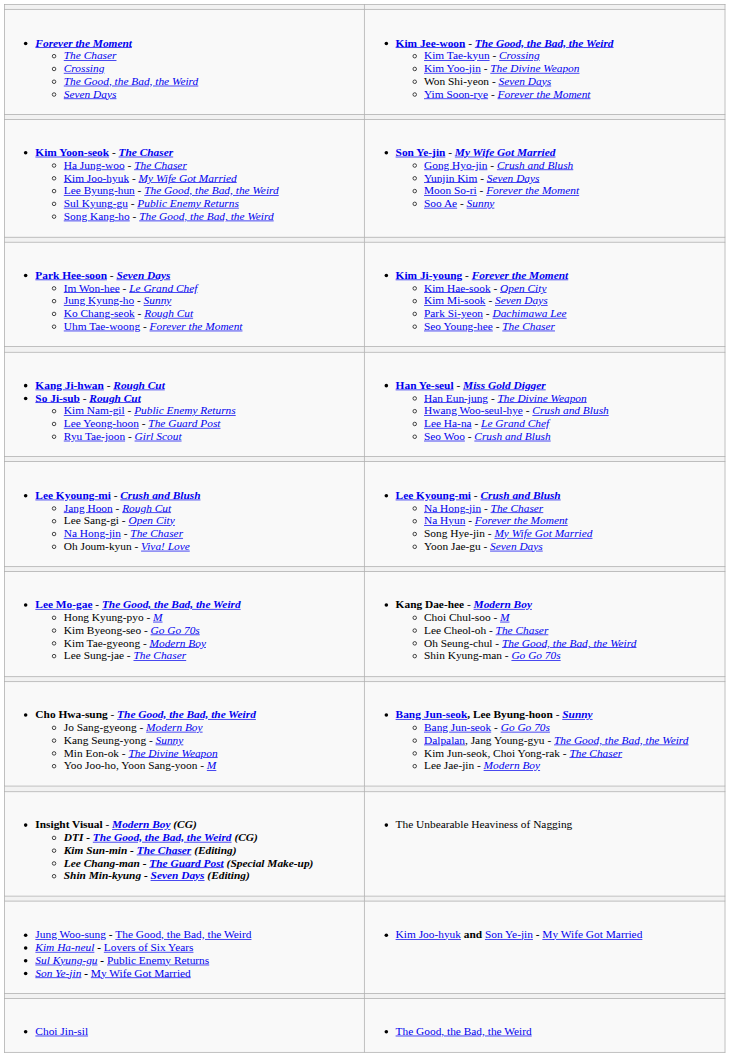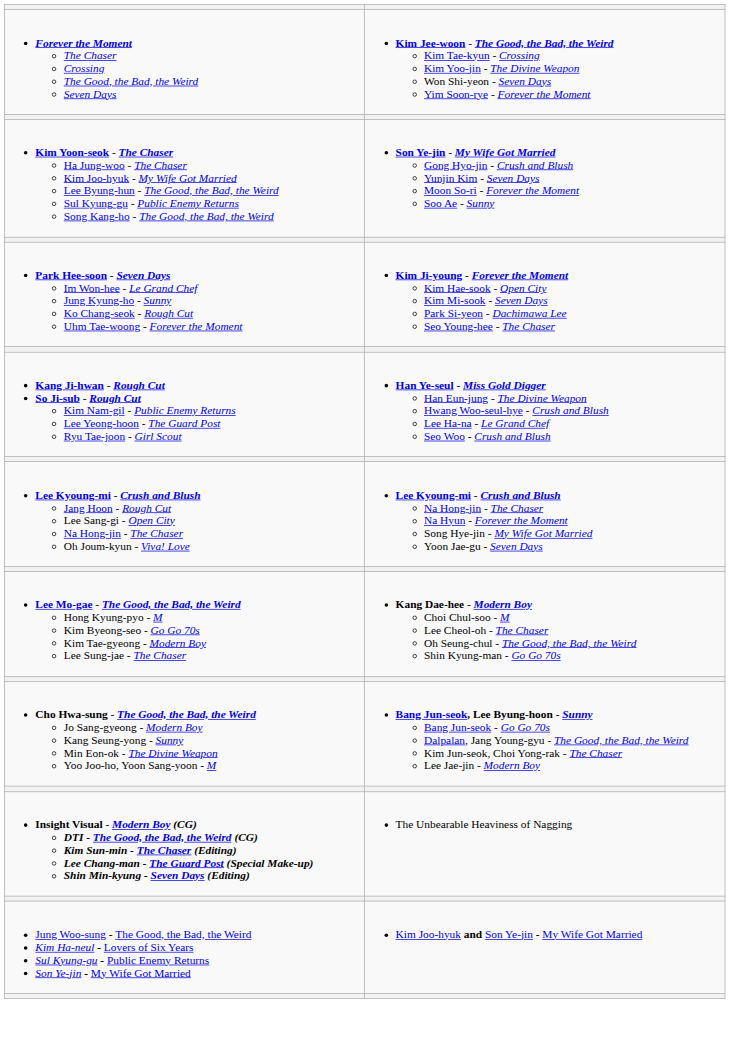- row: (184, 1032)
